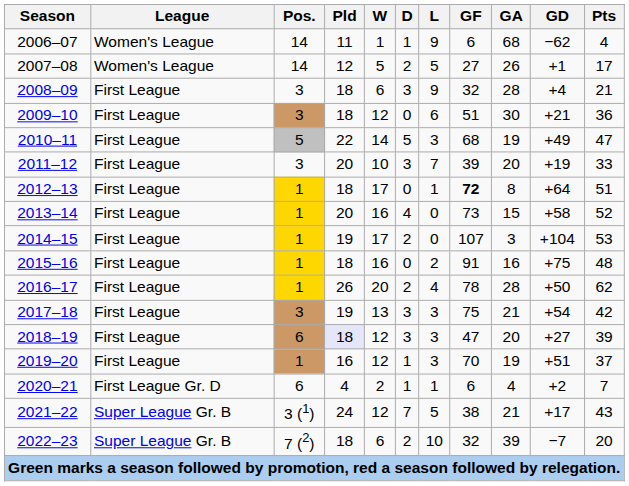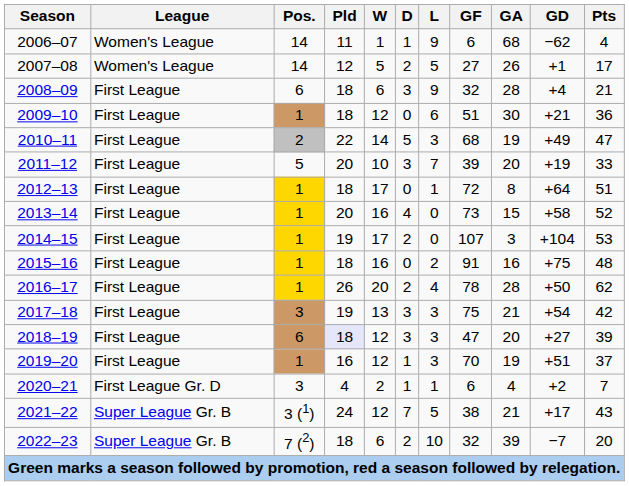(299, 90) 3 -> (299, 90) 6
(299, 115) 3 -> (299, 115) 1
(299, 139) 5 -> (299, 139) 2
(299, 164) 3 -> (299, 164) 5
(471, 189) bold -> (471, 189) normal
(299, 386) 6 -> (299, 386) 3
